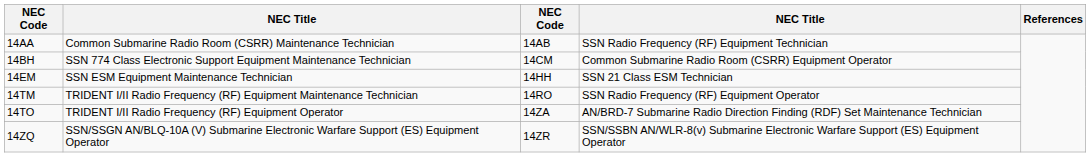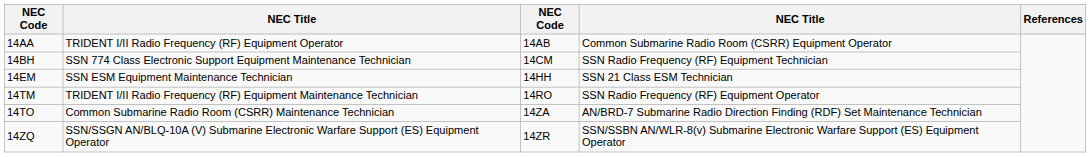(230, 43) Common Submarine Radio Room (CSRR) Maintenance Technician -> (204, 43) TRIDENT I/II Radio Frequency (RF) Equipment Operator
(705, 43) SSN Radio Frequency (RF) Equipment Technician -> (737, 43) Common Submarine Radio Room (CSRR) Equipment Operator
(737, 60) Common Submarine Radio Room (CSRR) Equipment Operator -> (705, 60) SSN Radio Frequency (RF) Equipment Technician
(204, 113) TRIDENT I/II Radio Frequency (RF) Equipment Operator -> (230, 113) Common Submarine Radio Room (CSRR) Maintenance Technician
